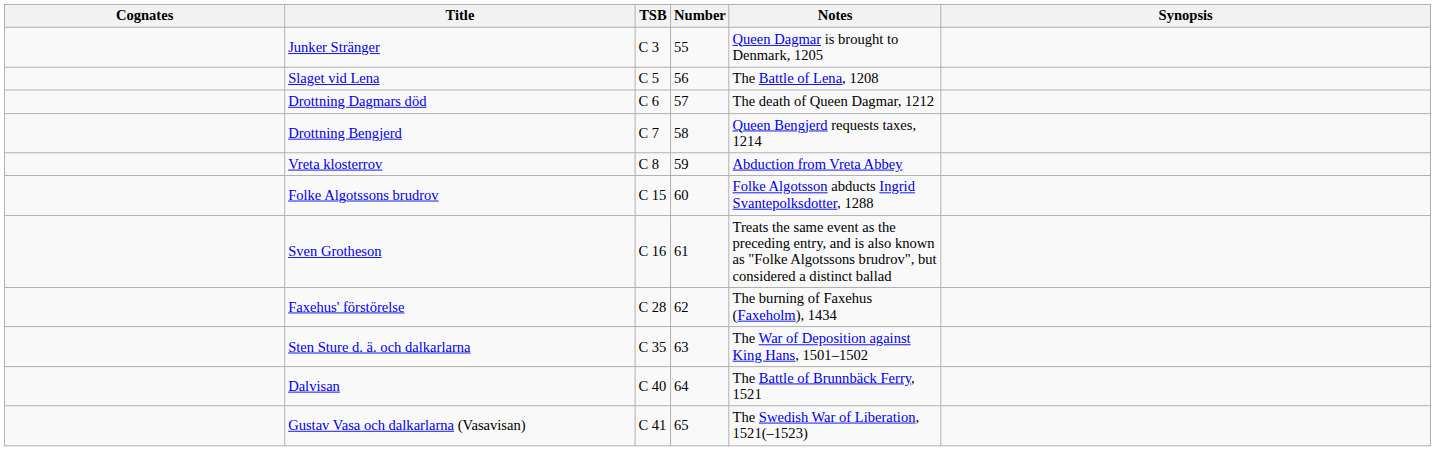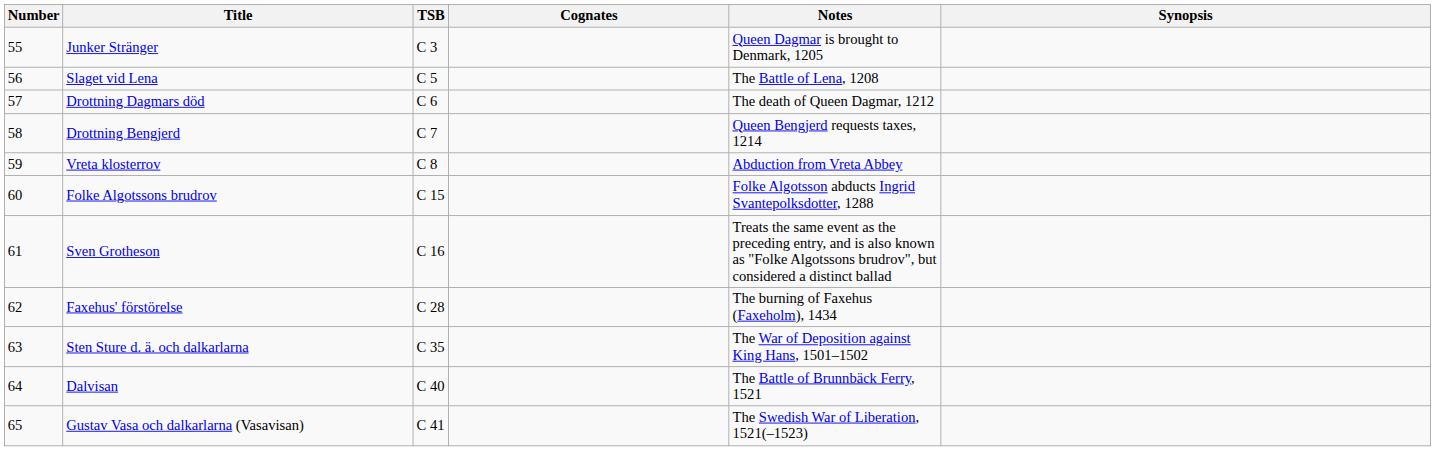columns swapped: (700, 16) <-> (145, 16)
